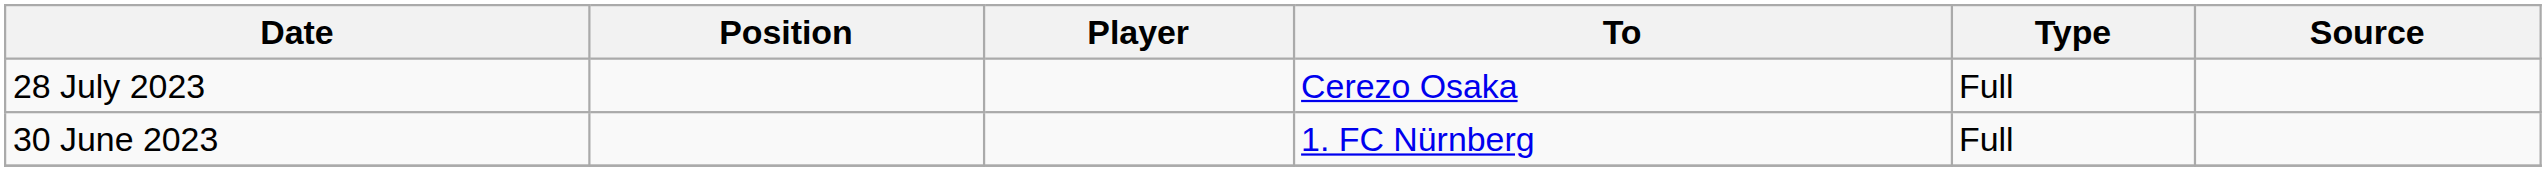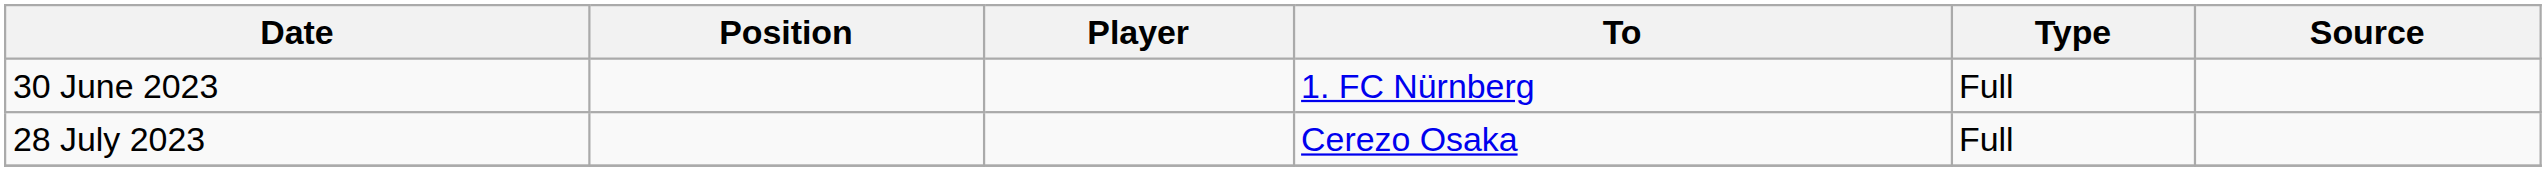rows swapped: (116, 139) <-> (109, 86)
